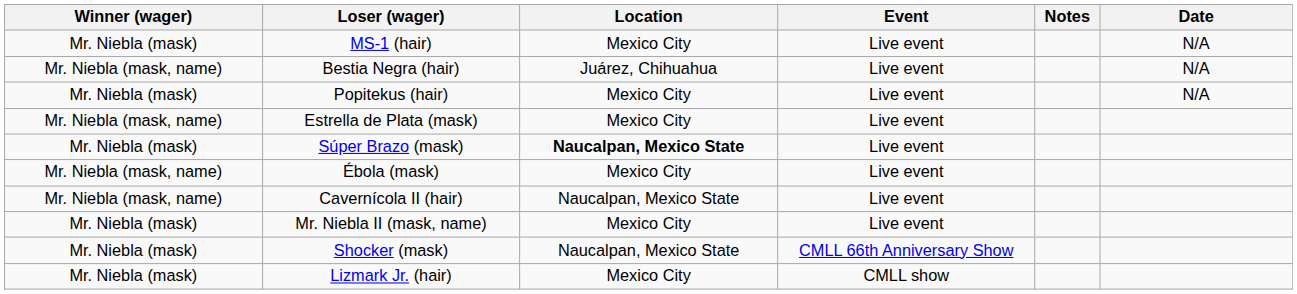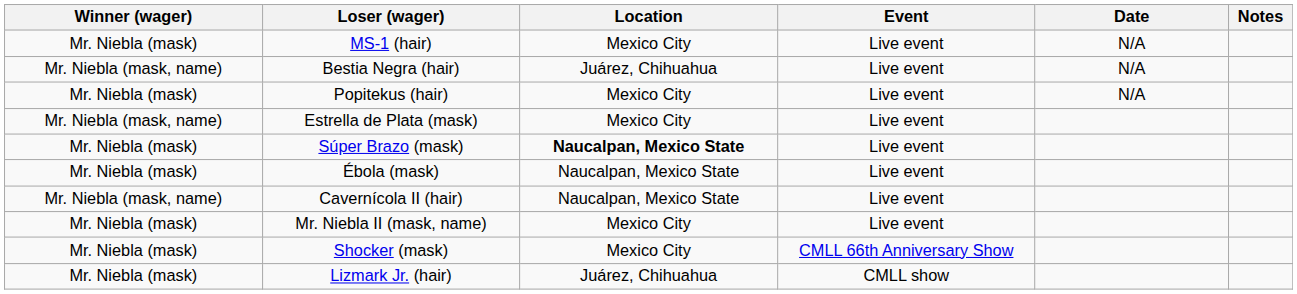columns swapped: (1196, 17) <-> (1067, 17)
(133, 172) Mr. Niebla (mask, name) -> (133, 172) Mr. Niebla (mask)
(649, 172) Mexico City -> (649, 172) Naucalpan, Mexico State
(649, 250) Naucalpan, Mexico State -> (649, 250) Mexico City
(649, 276) Mexico City -> (649, 276) Juárez, Chihuahua
